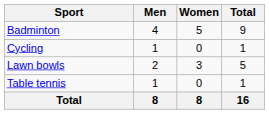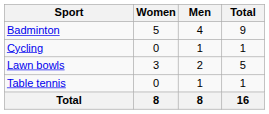columns swapped: (155, 13) <-> (199, 13)
